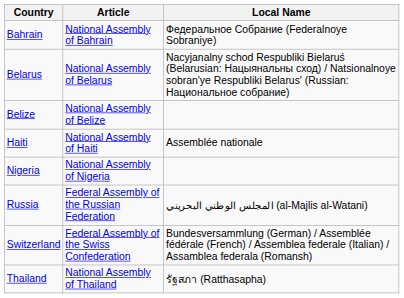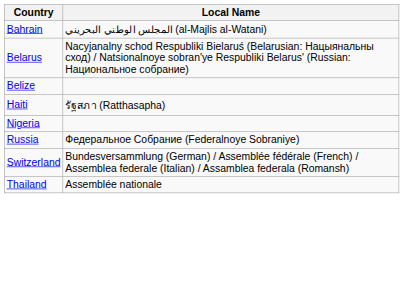- column: (113, 12)
(257, 35) Федеральное Собрание (Federalnoye Sobraniye) -> (166, 29) المجلس الوطني البحريني (al-Majlis al-Watani)
(214, 143) Assemblée nationale -> (115, 105) รัฐสภา (Ratthasapha)
(267, 205) المجلس الوطني البحريني (al-Majlis al-Watani) -> (182, 140) Федеральное Собрание (Federalnoye Sobraniye)
(216, 279) รัฐสภา (Ratthasapha) -> (114, 184) Assemblée nationale
